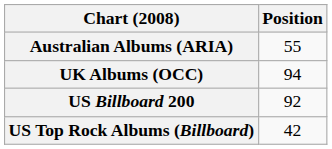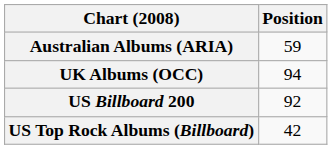(293, 46) 55 -> (293, 46) 59
